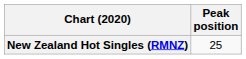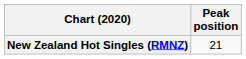(216, 44) 25 -> (216, 44) 21
